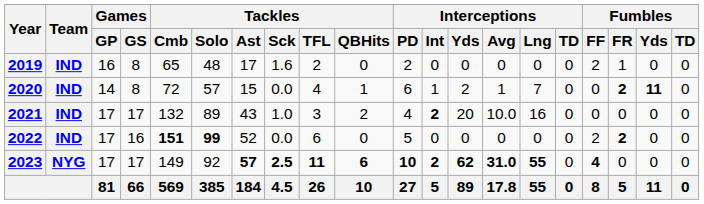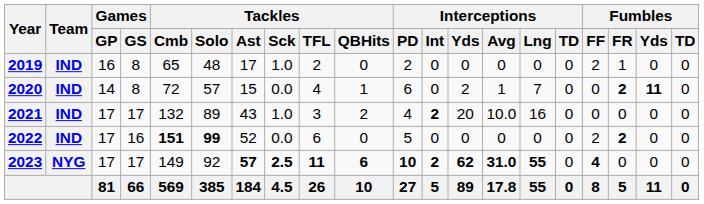(282, 65) 1.6 -> (282, 65) 1.0
(435, 89) 1 -> (435, 89) 0
